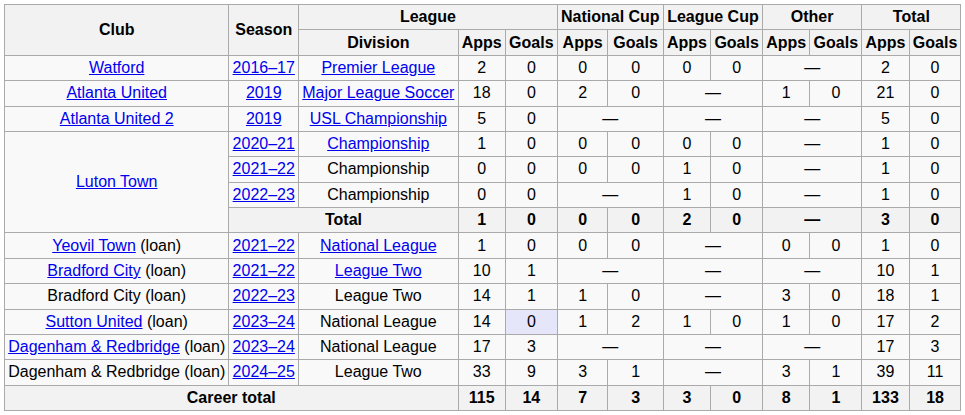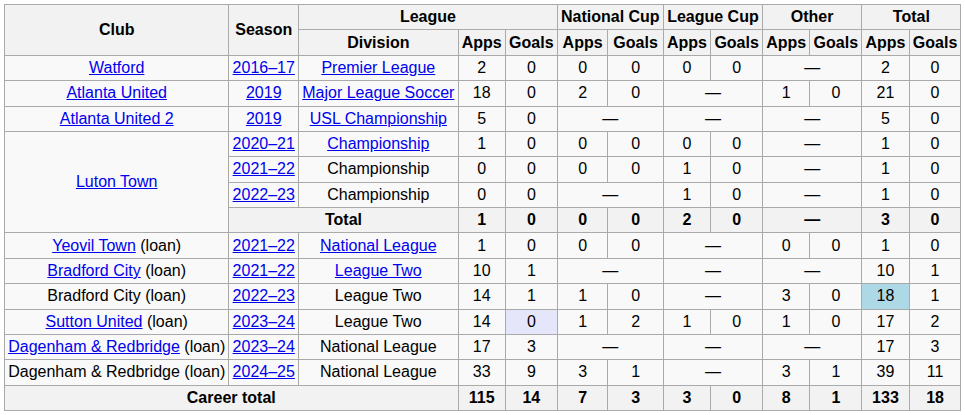(885, 296) no background -> (885, 296) lightblue background
(378, 321) National League -> (378, 321) League Two
(378, 372) League Two -> (378, 372) National League
